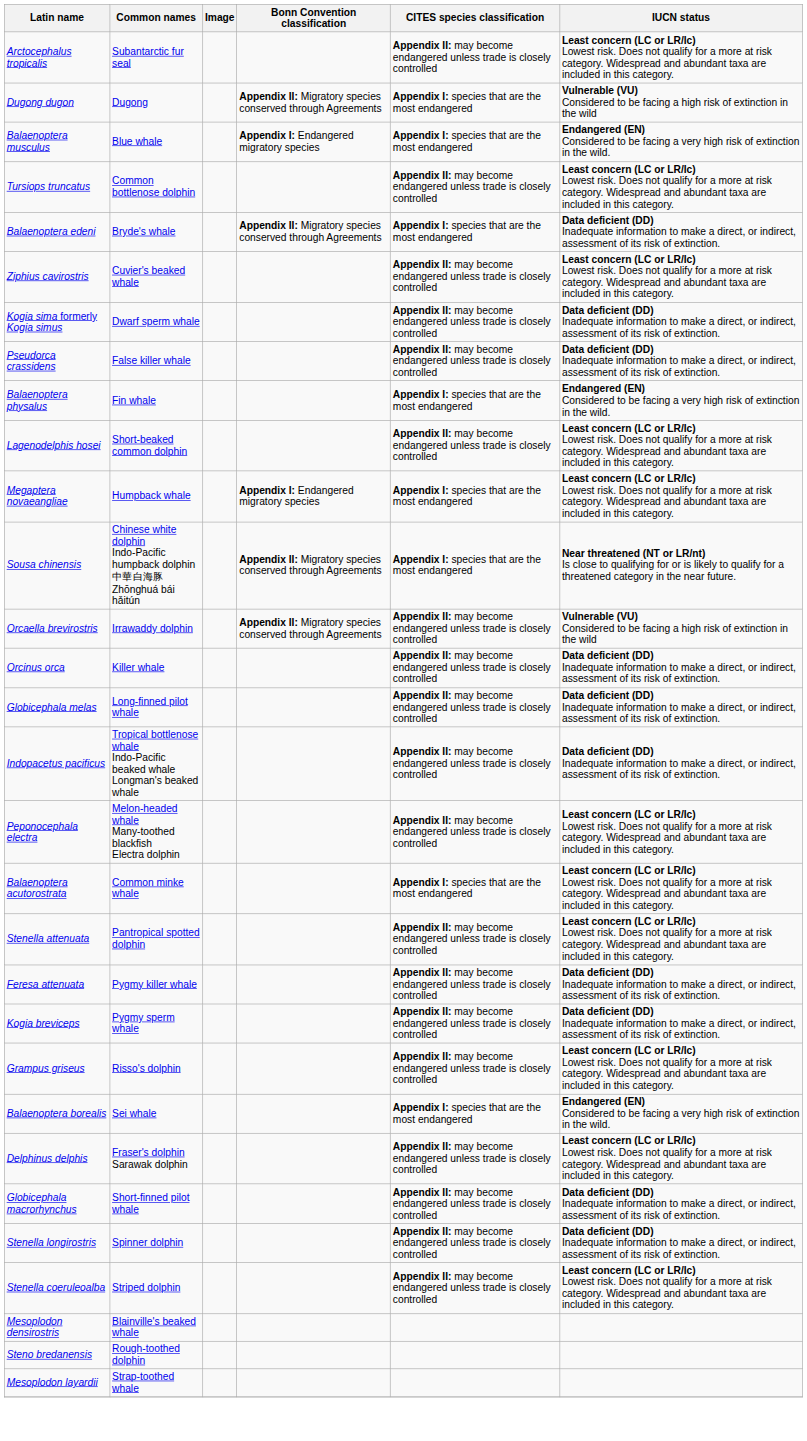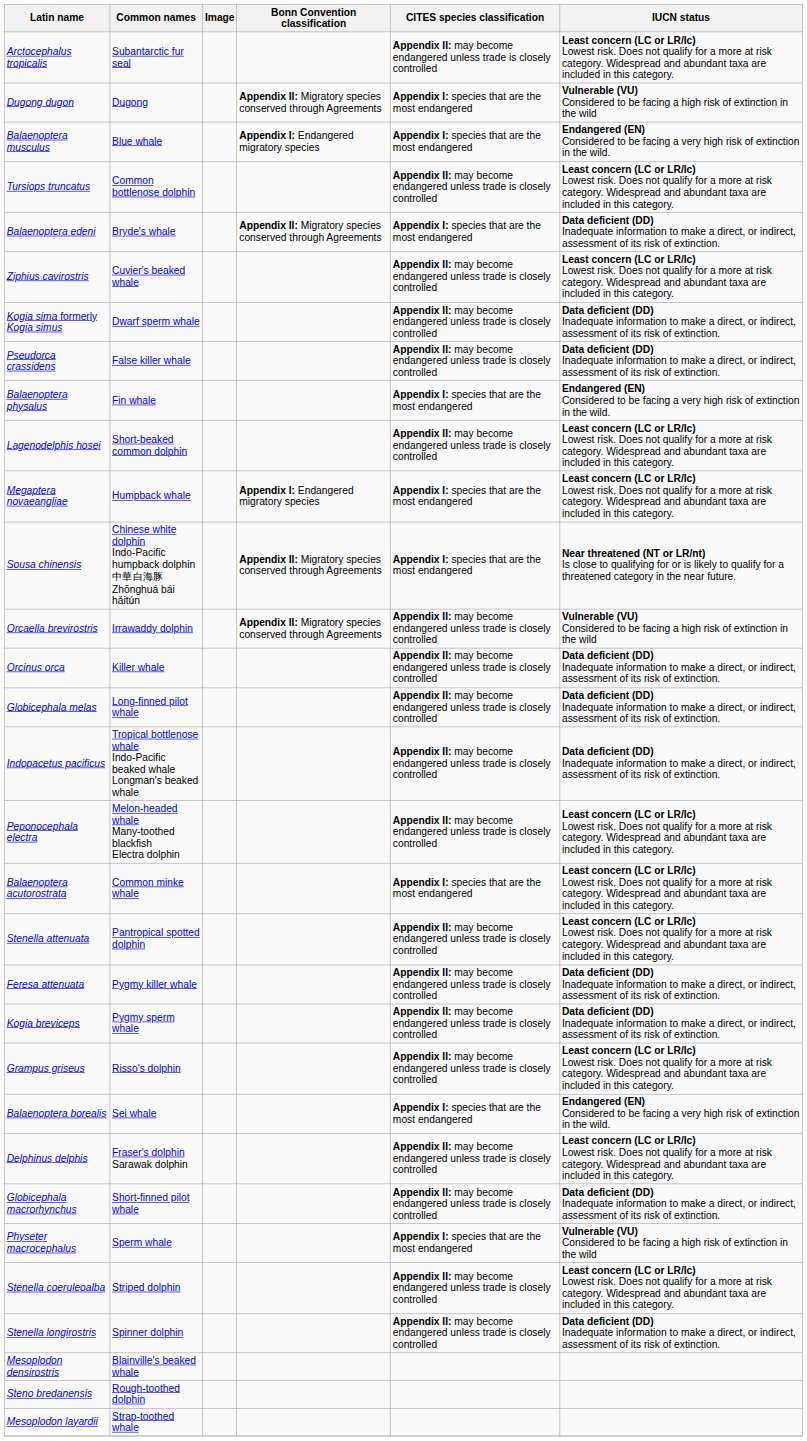+ row: (41, 1243)
rows swapped: (51, 1243) <-> (56, 1288)
